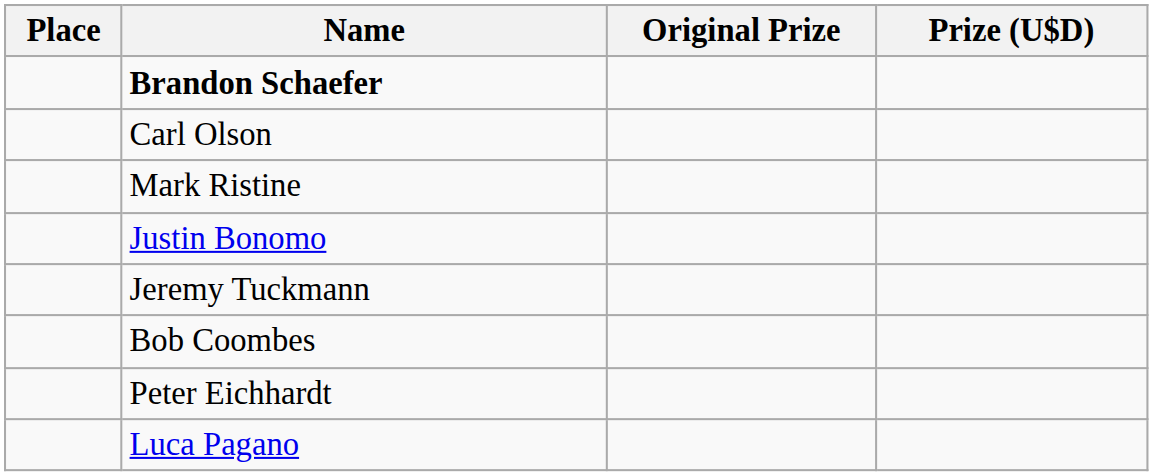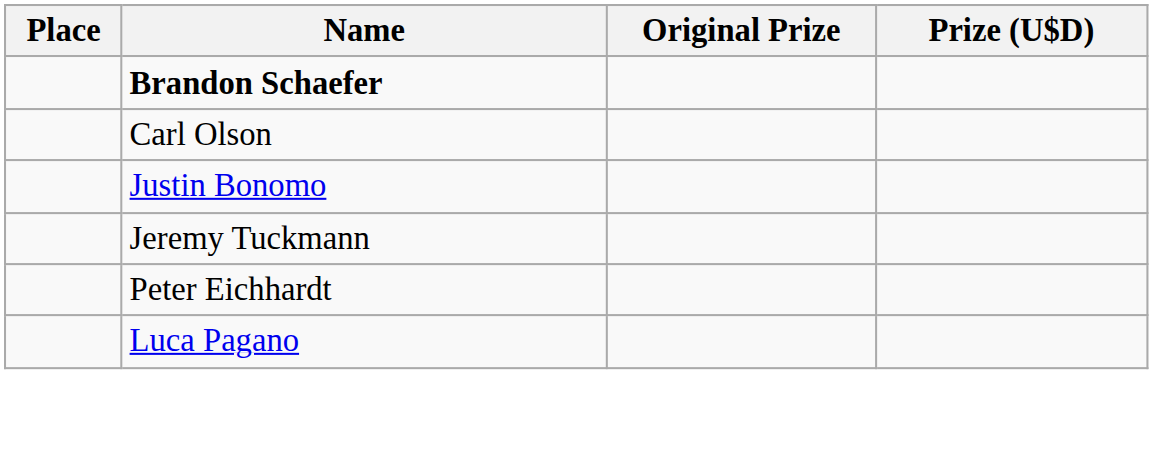- row: (215, 185)
- row: (223, 340)
